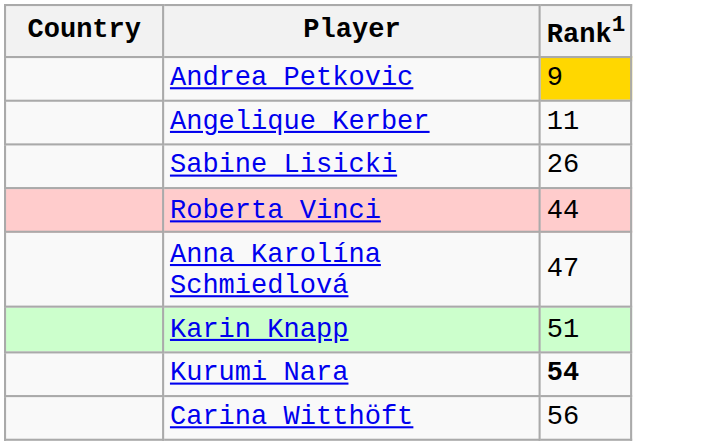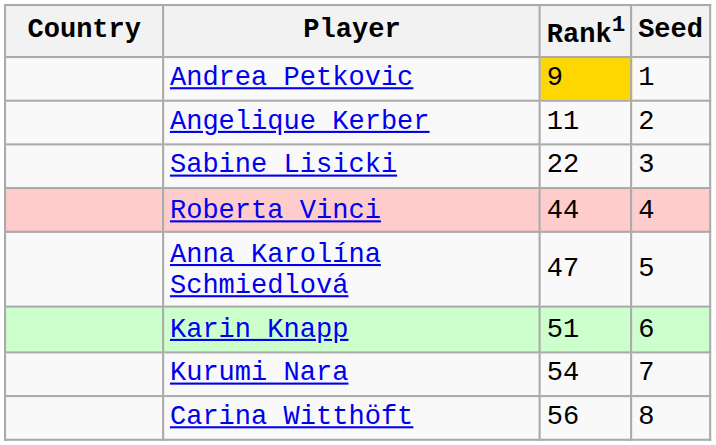+ column: (671, 31)
(563, 166) 26 -> (563, 166) 22
(563, 374) bold -> (563, 374) normal
